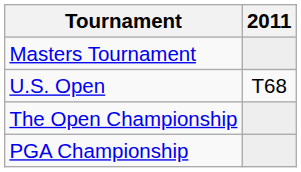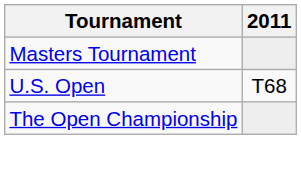- row: (99, 151)
